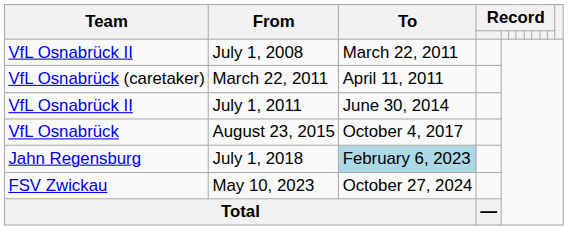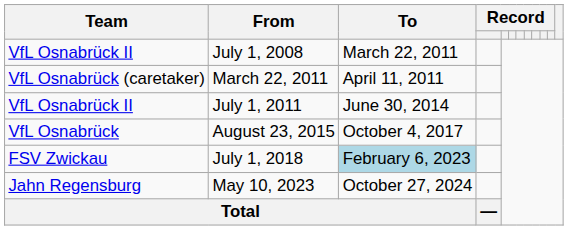(75, 158) Jahn Regensburg -> (58, 158) FSV Zwickau
(58, 185) FSV Zwickau -> (75, 185) Jahn Regensburg
